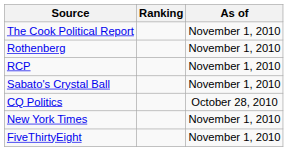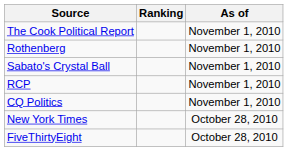rows swapped: (58, 84) <-> (19, 66)
(235, 102) October 28, 2010 -> (235, 102) November 1, 2010
(235, 119) November 1, 2010 -> (235, 119) October 28, 2010
(235, 137) November 1, 2010 -> (235, 137) October 28, 2010
